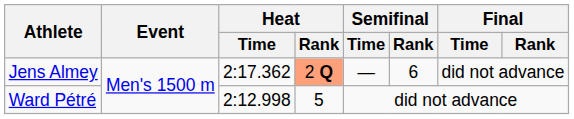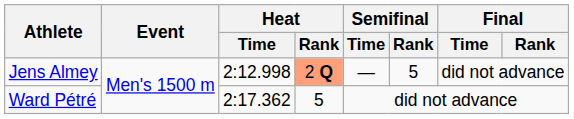(257, 72) 2:17.362 -> (257, 72) 2:12.998
(413, 72) 6 -> (413, 72) 5
(257, 100) 2:12.998 -> (257, 100) 2:17.362
